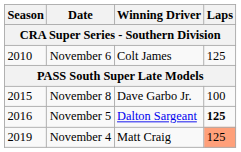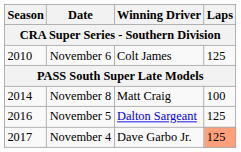(20, 95) 2015 -> (20, 95) 2014
(154, 95) Dave Garbo Jr. -> (144, 95) Matt Craig
(216, 116) bold -> (216, 116) normal
(20, 136) 2019 -> (20, 136) 2017
(144, 136) Matt Craig -> (154, 136) Dave Garbo Jr.
